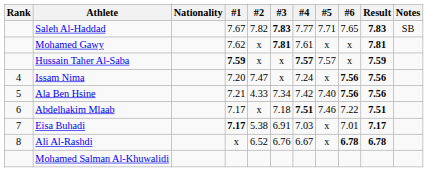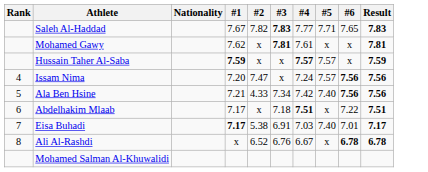- column: (408, 12)
(327, 77) x -> (327, 77) 7.57
(327, 110) 7.46 -> (327, 110) x
(327, 126) x -> (327, 126) 7.40
